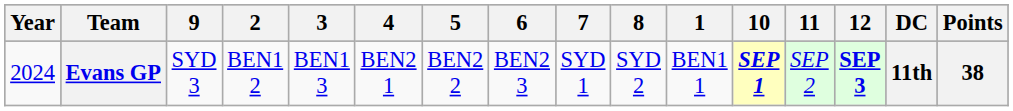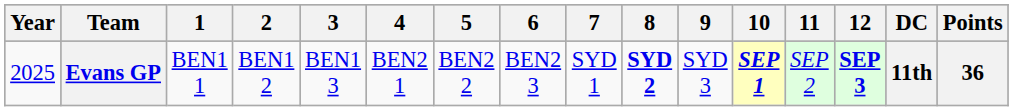columns swapped: (700, 22) <-> (194, 22)
(33, 72) 2024 -> (33, 72) 2025
(639, 72) normal -> (650, 72) bold
(973, 72) 38 -> (973, 72) 36
